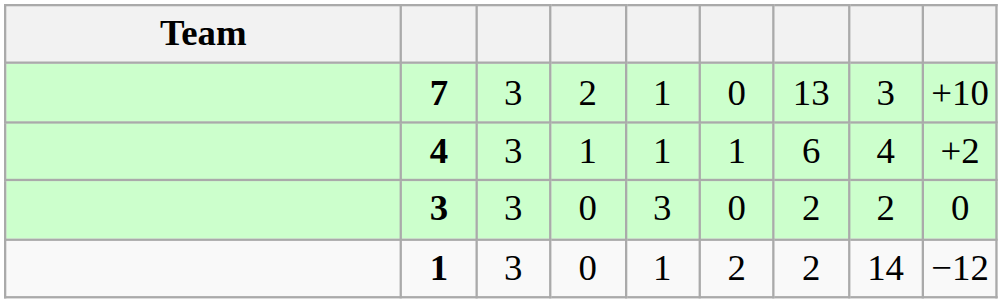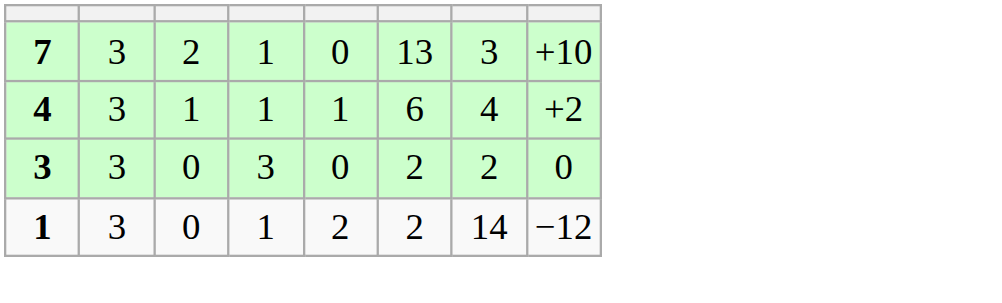- column: (203, 33)
